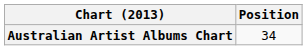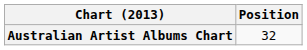(269, 35) 34 -> (269, 35) 32
